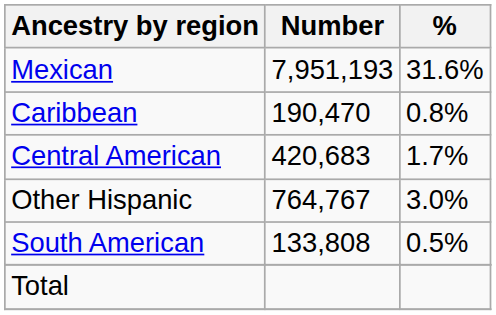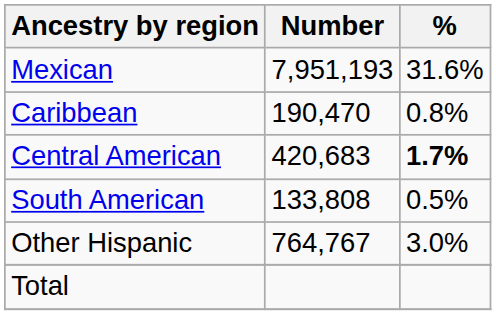(437, 156) normal -> (437, 156) bold
rows swapped: (108, 243) <-> (102, 199)
